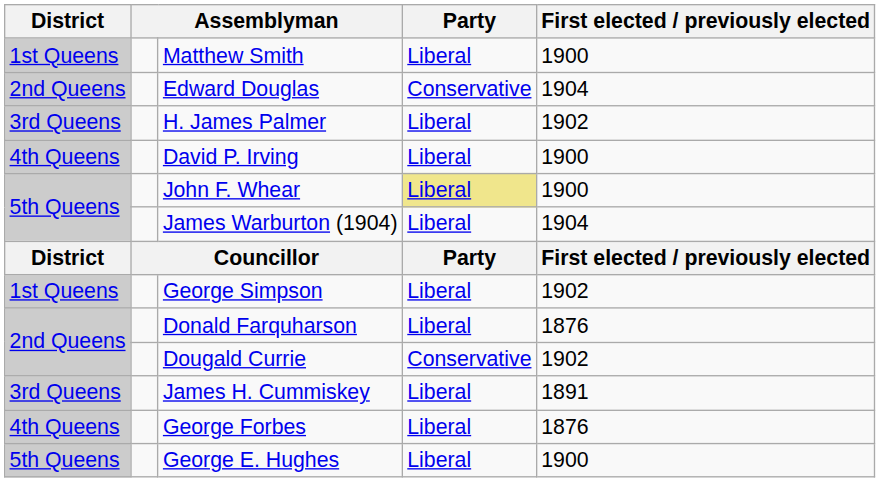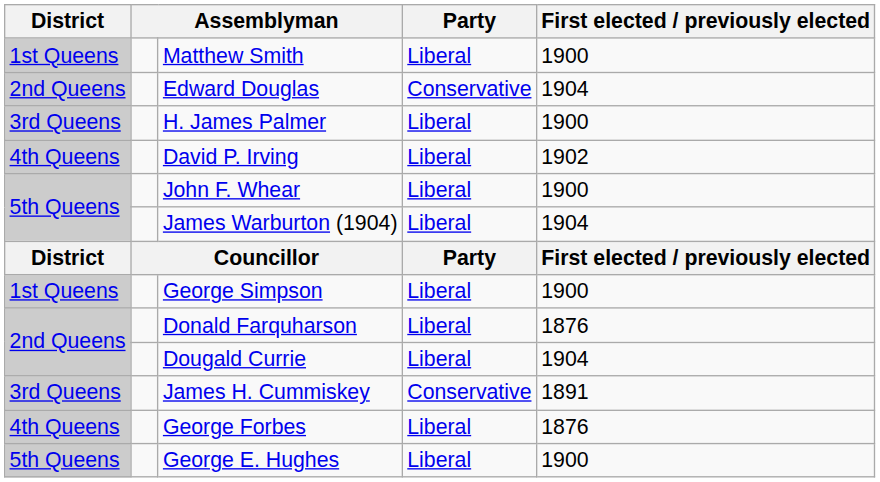(565, 122) 1902 -> (565, 122) 1900
(565, 156) 1900 -> (565, 156) 1902
(439, 190) khaki background -> (439, 190) no background
(565, 291) 1902 -> (565, 291) 1900
(469, 358) Conservative -> (439, 358) Liberal
(565, 358) 1902 -> (565, 358) 1904
(439, 392) Liberal -> (469, 392) Conservative
